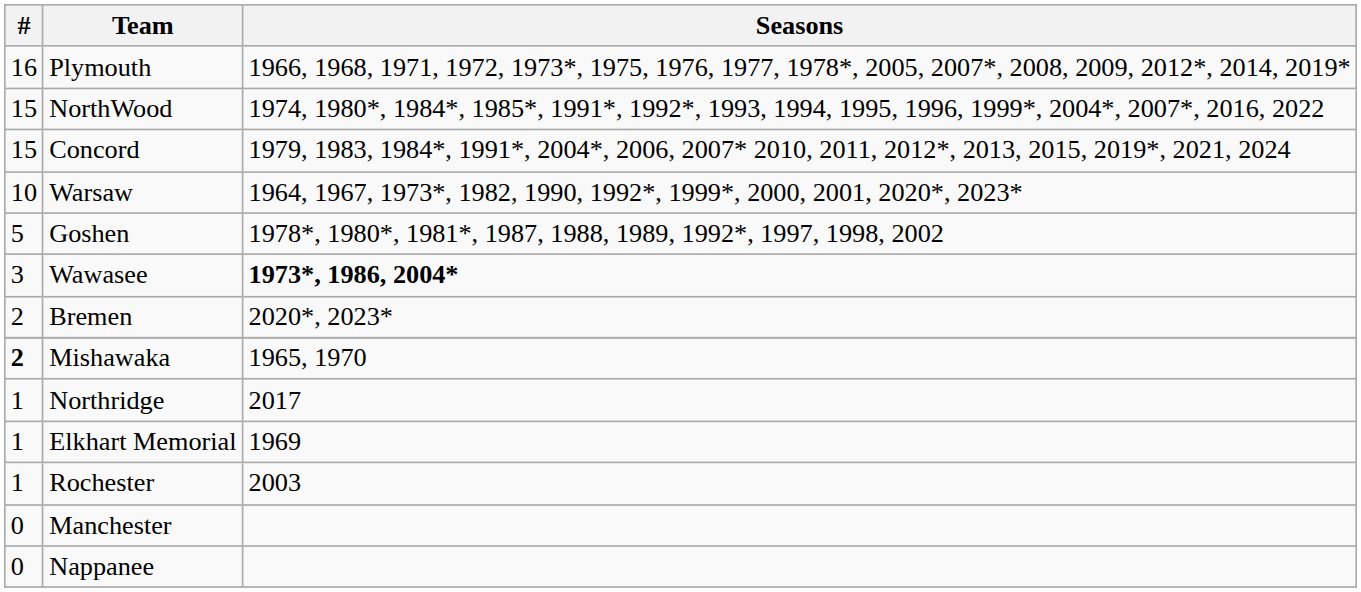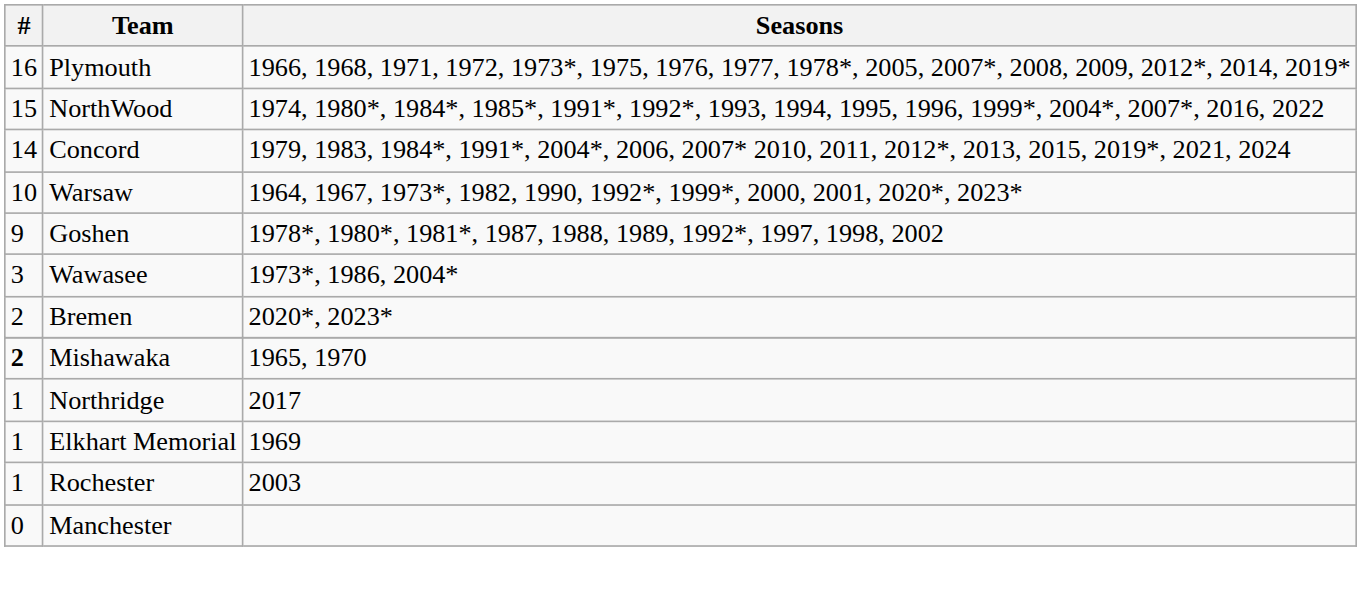(24, 150) 15 -> (24, 150) 14
(17, 233) 5 -> (17, 233) 9
(354, 274) bold -> (354, 274) normal
- row: (102, 566)
